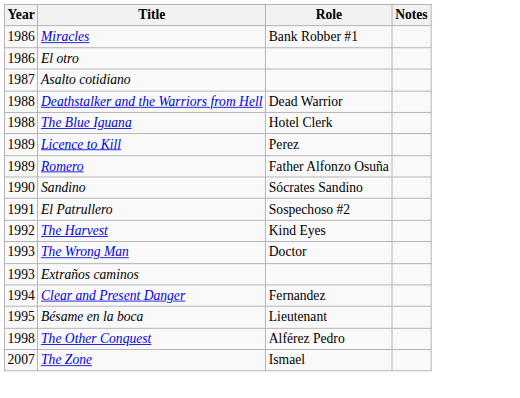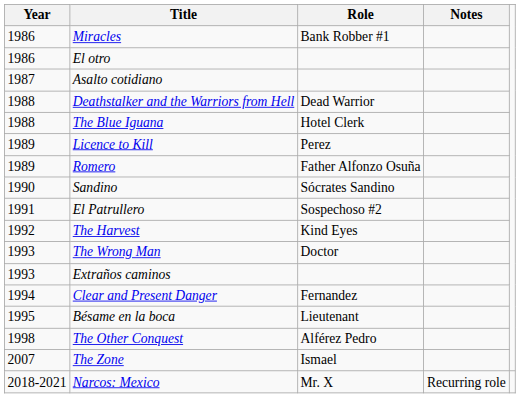+ row: (116, 381)
